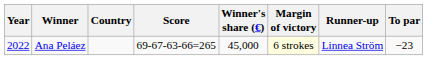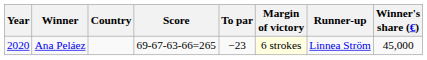columns swapped: (404, 20) <-> (243, 20)
(18, 45) 2022 -> (18, 45) 2020
